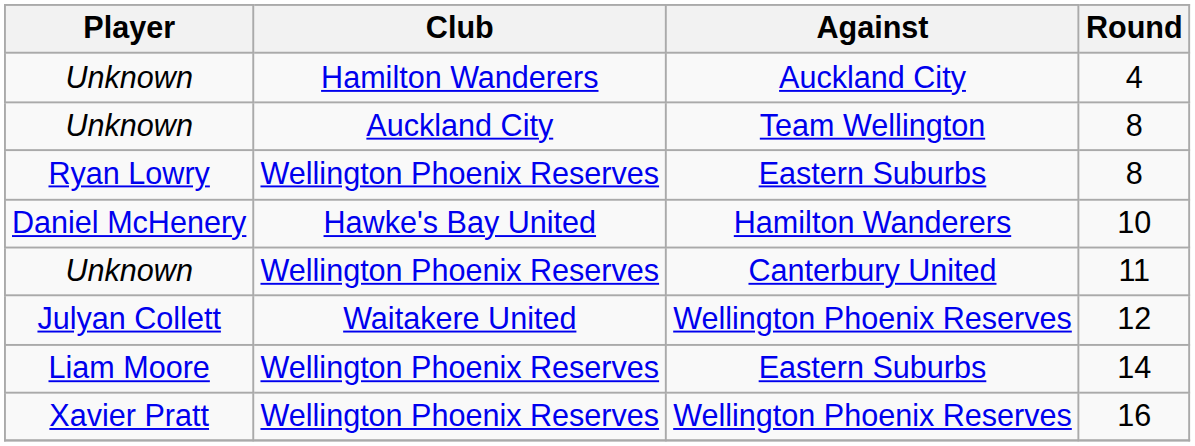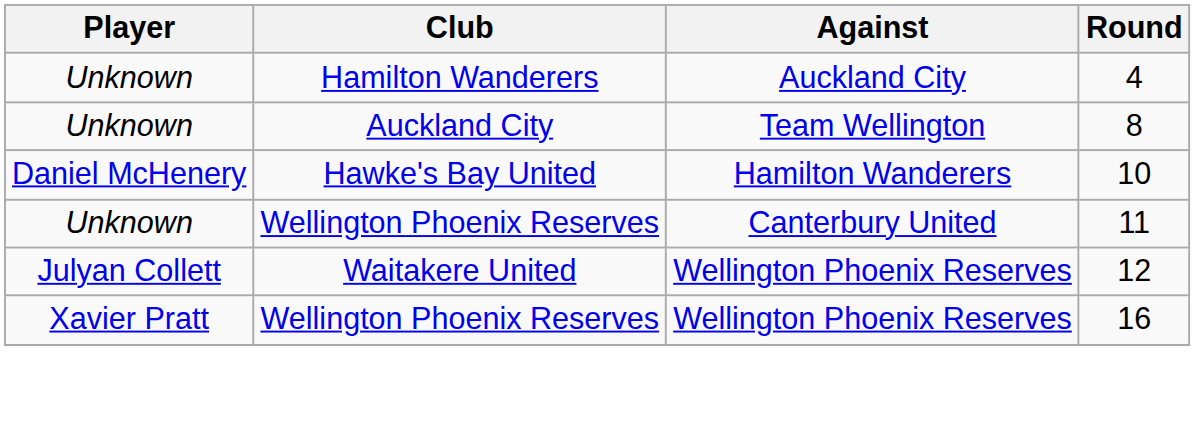- row: (129, 174)
- row: (129, 367)
